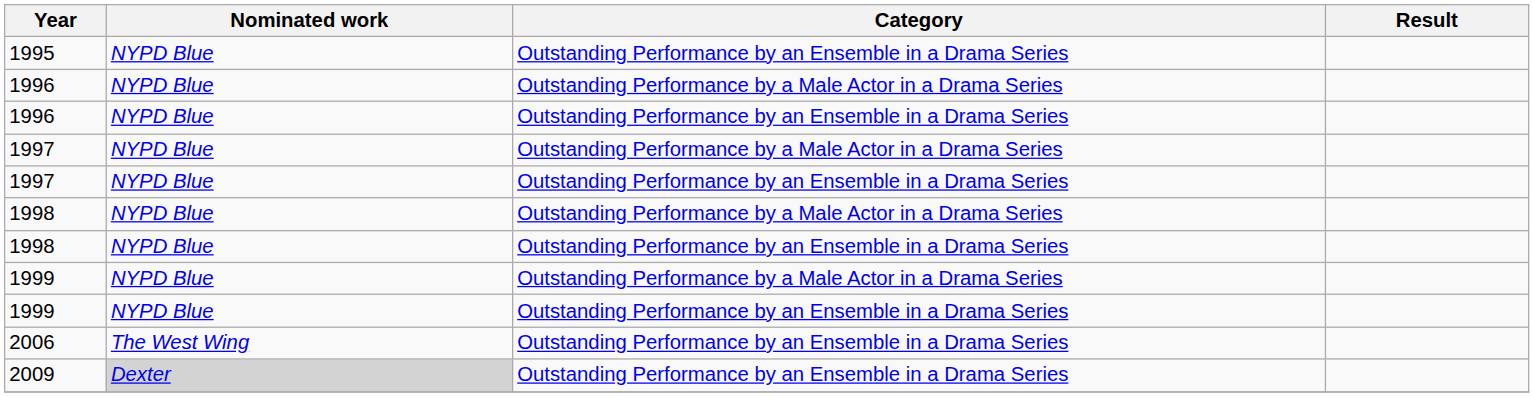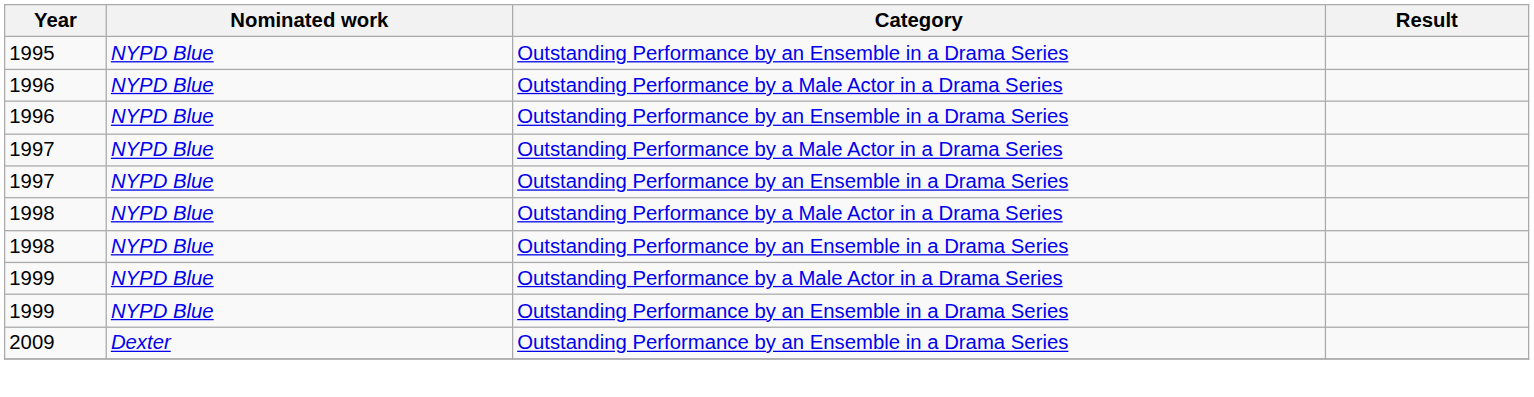- row: (32, 342)
(141, 375) lightgrey background -> (141, 342) no background
